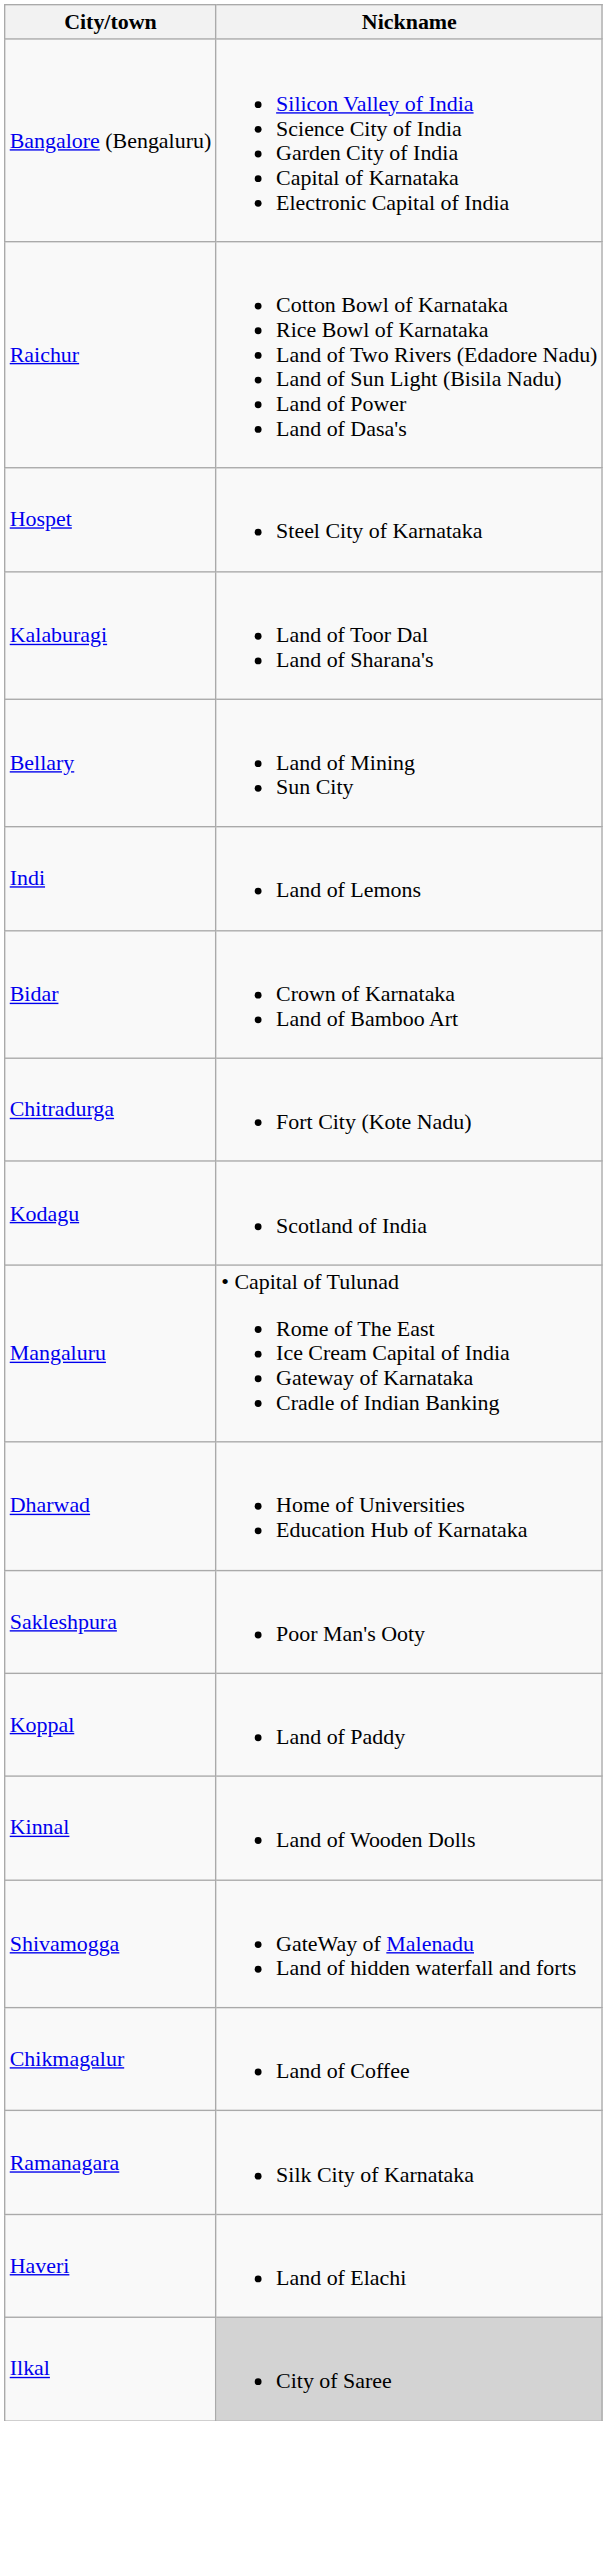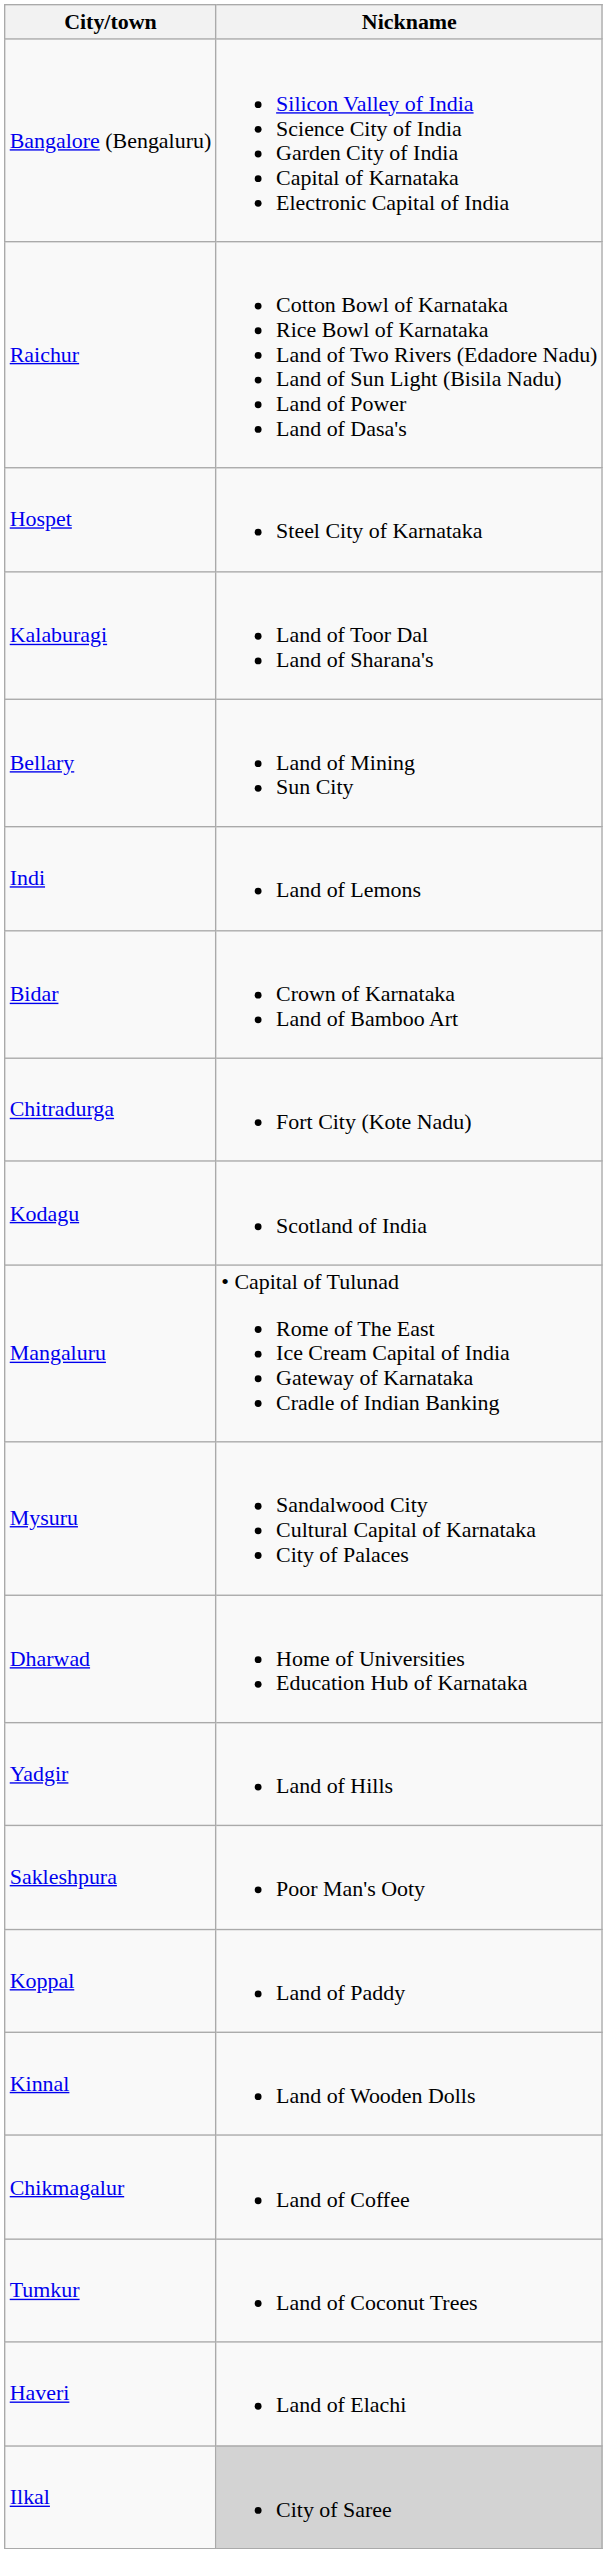+ row: (44, 1518)
+ row: (39, 1773)
- row: (65, 1943)
+ row: (45, 2290)
- row: (65, 2162)
